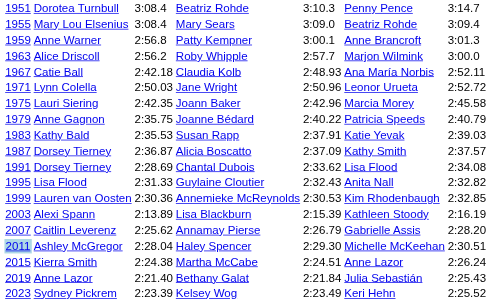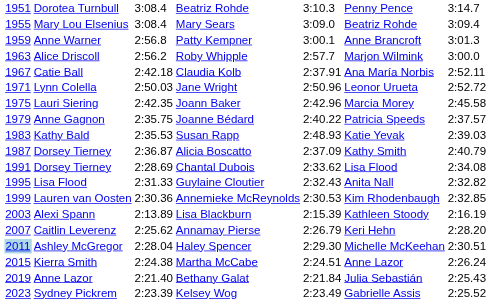(322, 72) 2:48.93 -> (322, 72) 2:37.91
(467, 119) 2:40.79 -> (467, 119) 2:37.57
(322, 135) 2:37.91 -> (322, 135) 2:48.93
(467, 151) 2:37.57 -> (467, 151) 2:40.79
(382, 230) Gabrielle Assis -> (370, 230) Keri Hehn
(370, 293) Keri Hehn -> (382, 293) Gabrielle Assis
